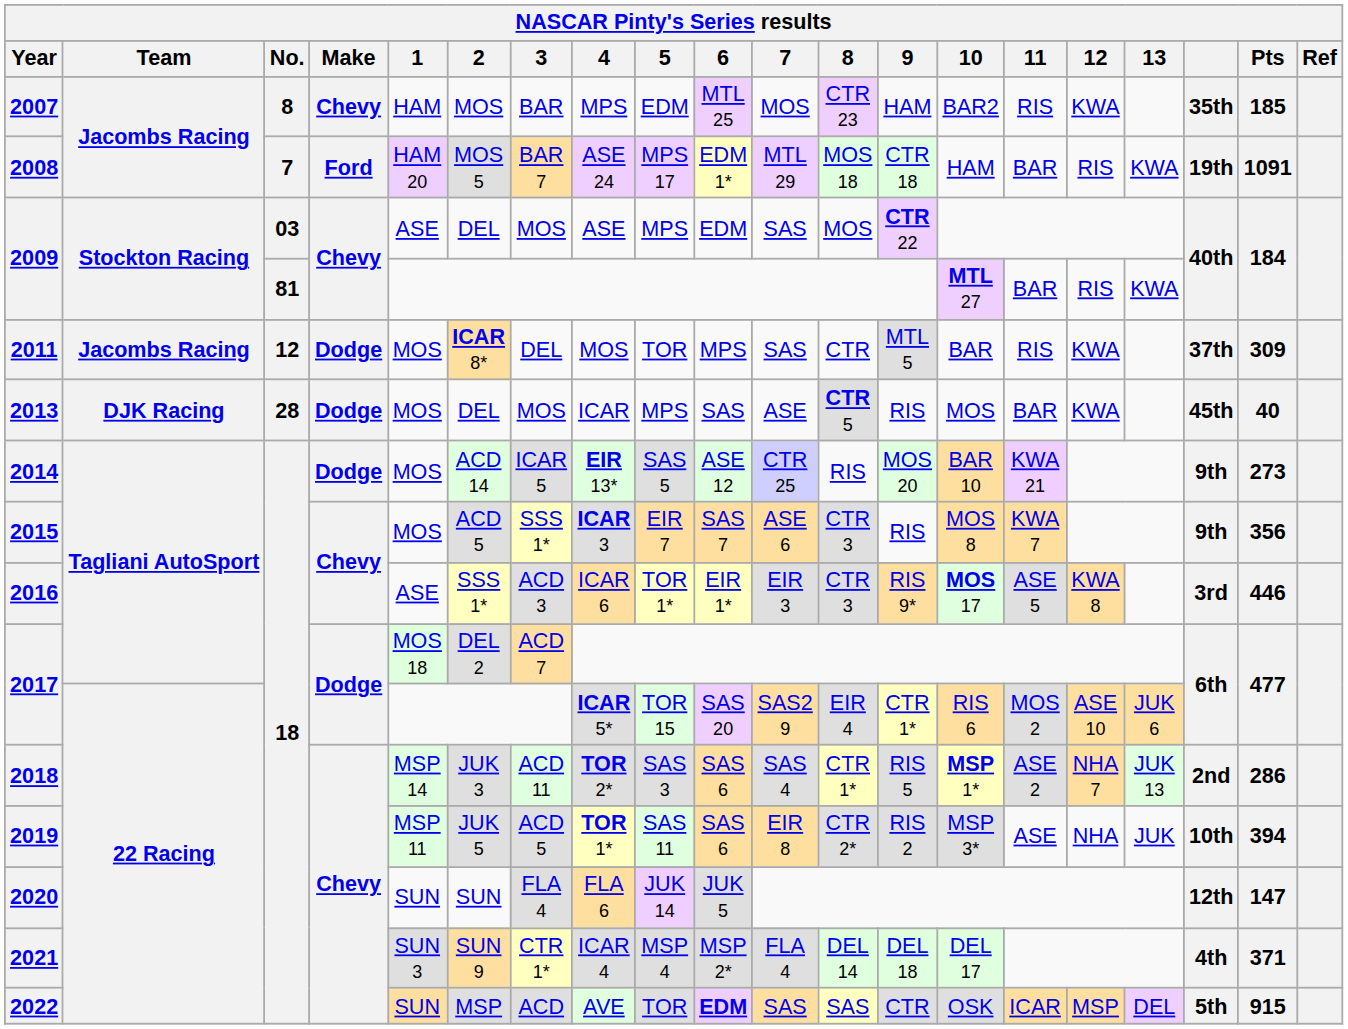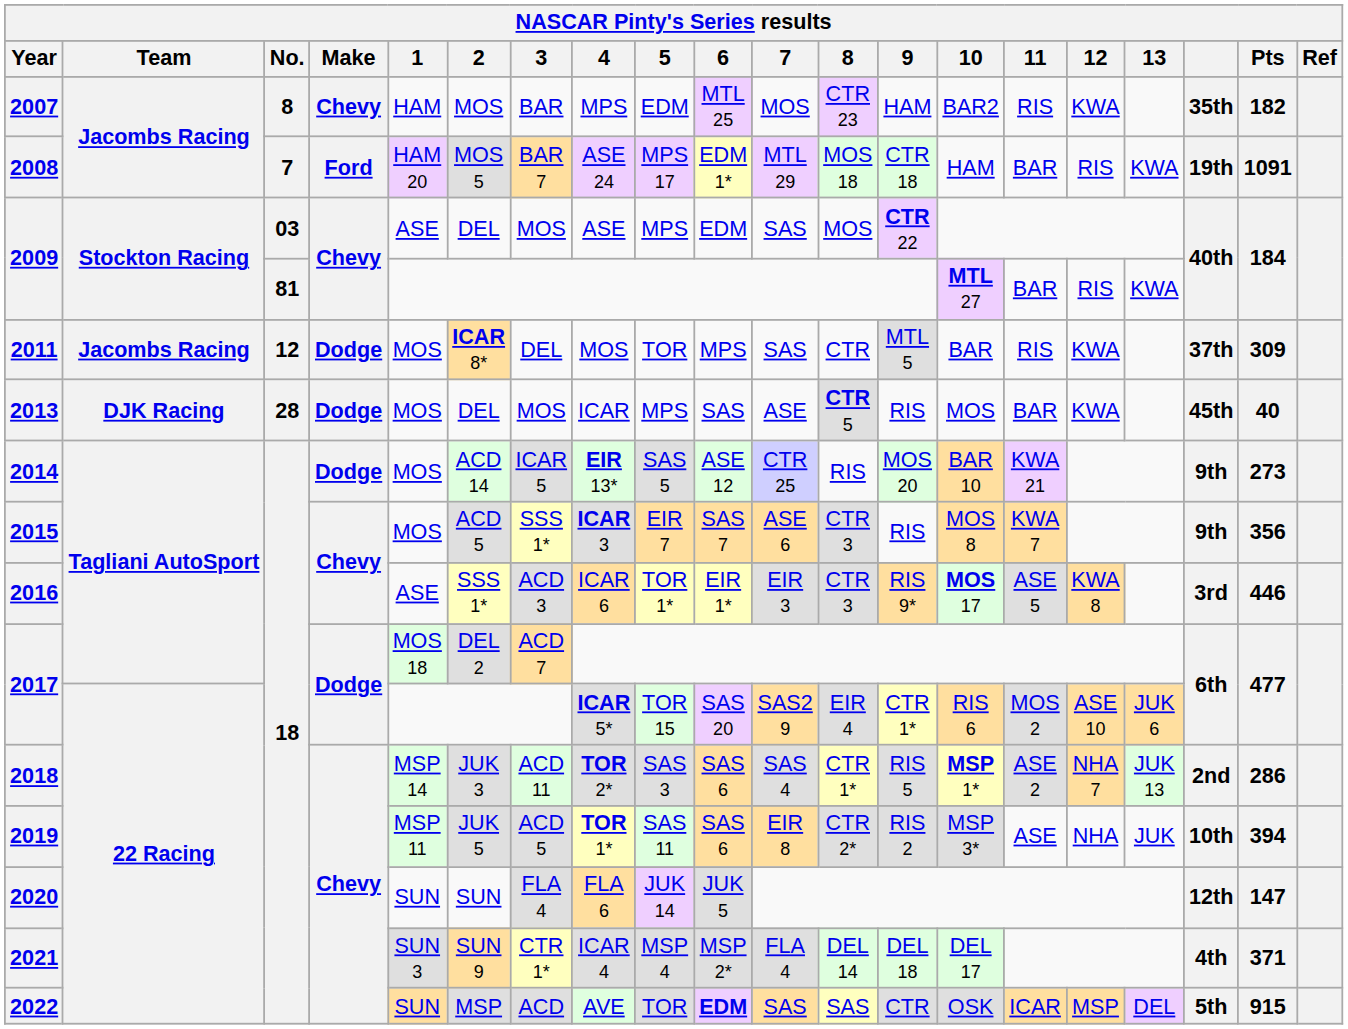(1268, 107) 185 -> (1268, 107) 182
